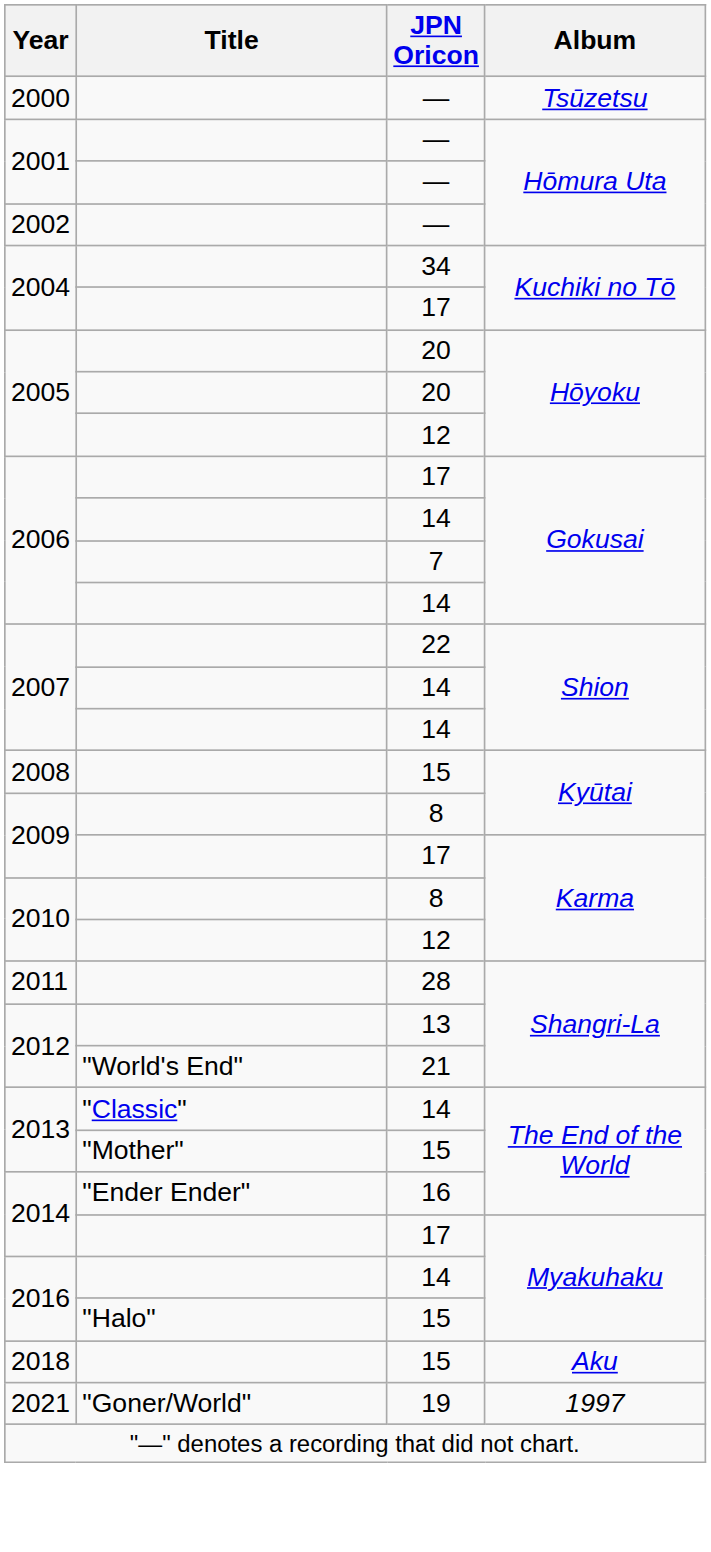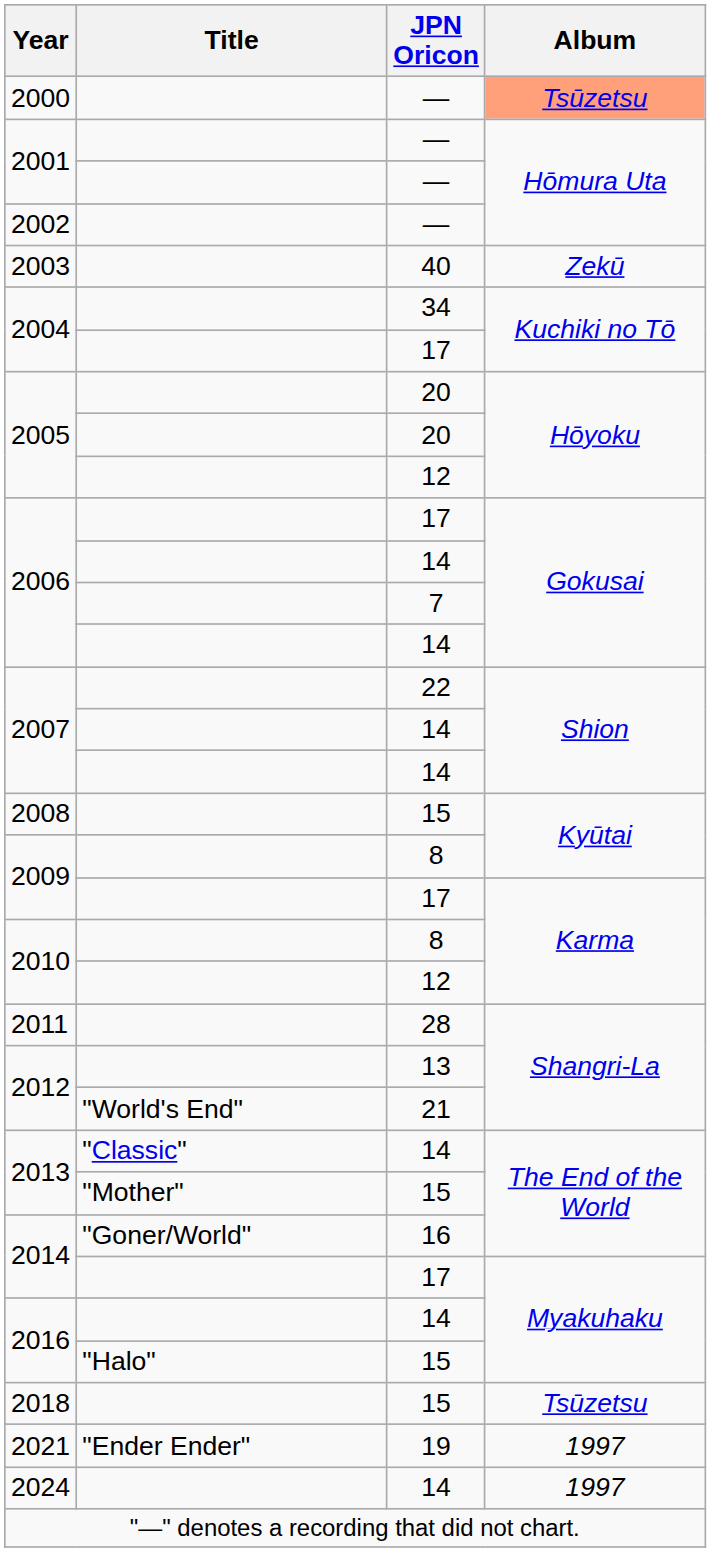(595, 97) no background -> (595, 97) lightsalmon background
+ row: (40, 266)
(166, 1192) "Ender Ender" -> (167, 1234) "Goner/World"
(595, 1361) Aku -> (595, 1403) Tsūzetsu
(167, 1403) "Goner/World" -> (166, 1445) "Ender Ender"
+ row: (40, 1487)
